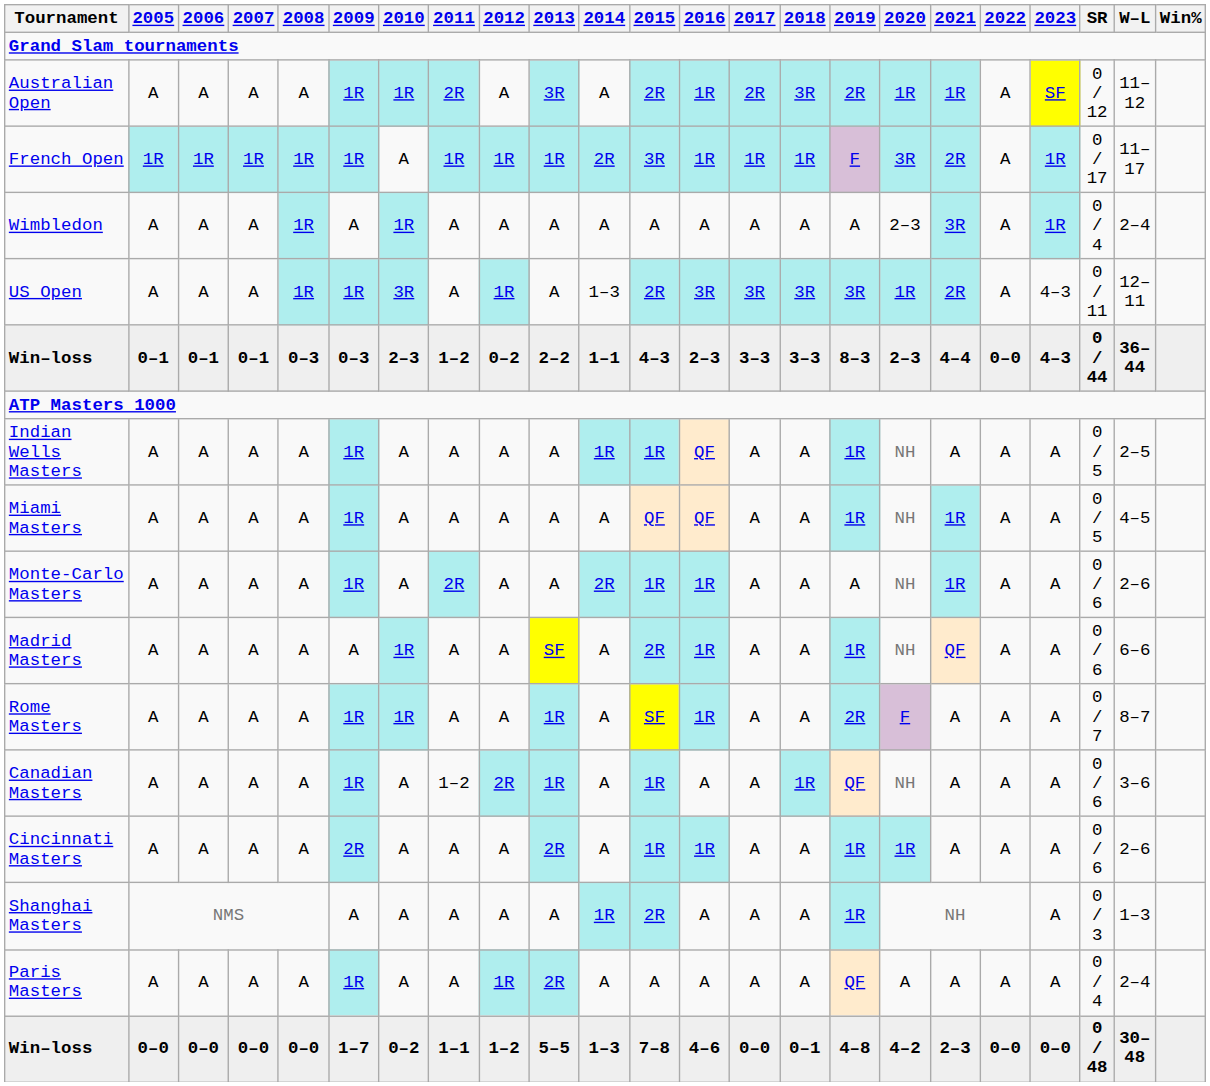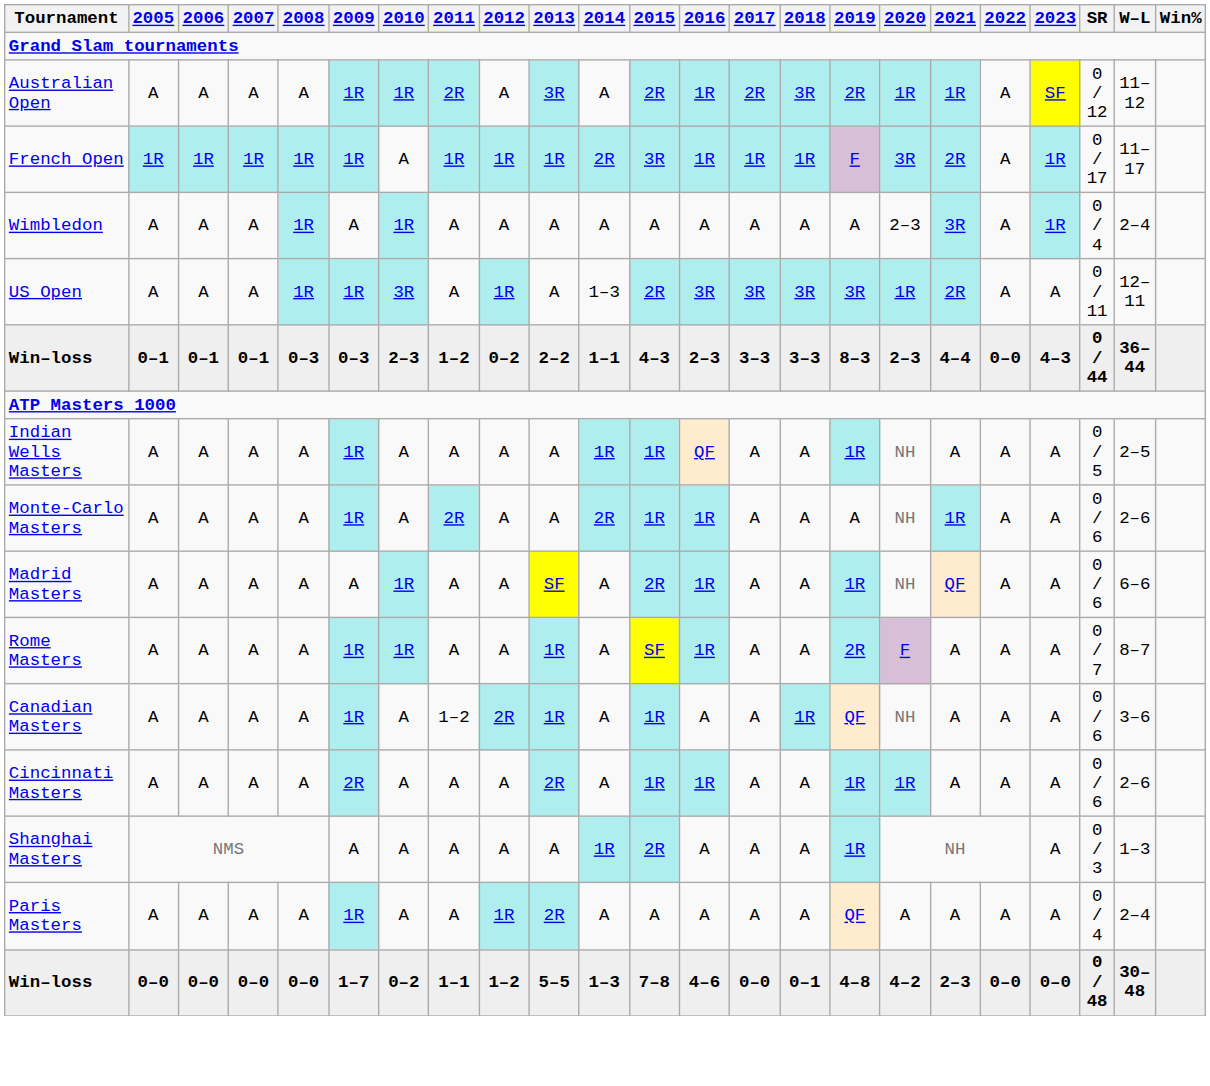(1055, 292) 4–3 -> (1055, 292) A
- row: (45, 518)
